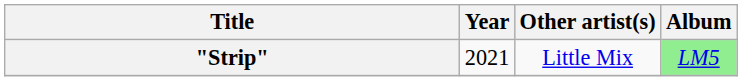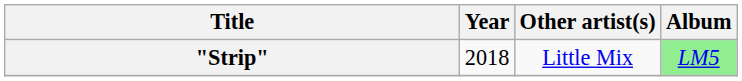(487, 57) 2021 -> (487, 57) 2018
